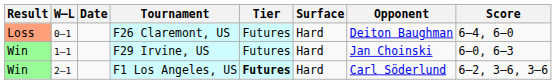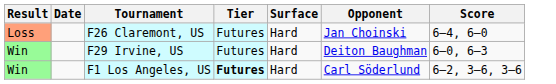- column: (64, 14)
(401, 32) Deiton Baughman -> (365, 32) Jan Choinski
(391, 51) Jan Choinski -> (375, 51) Deiton Baughman
